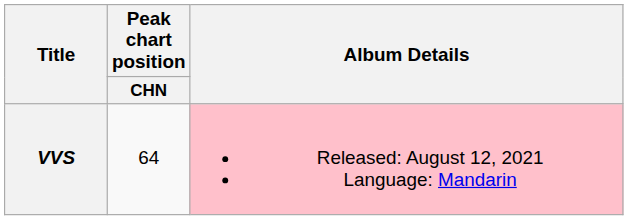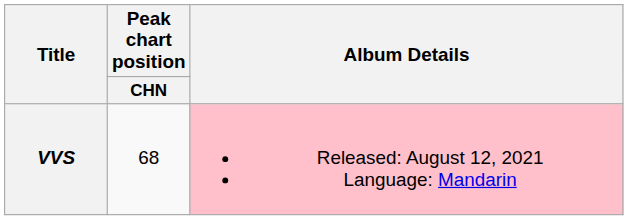(149, 158) 64 -> (149, 158) 68
